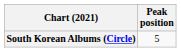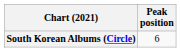(157, 39) 5 -> (157, 39) 6
